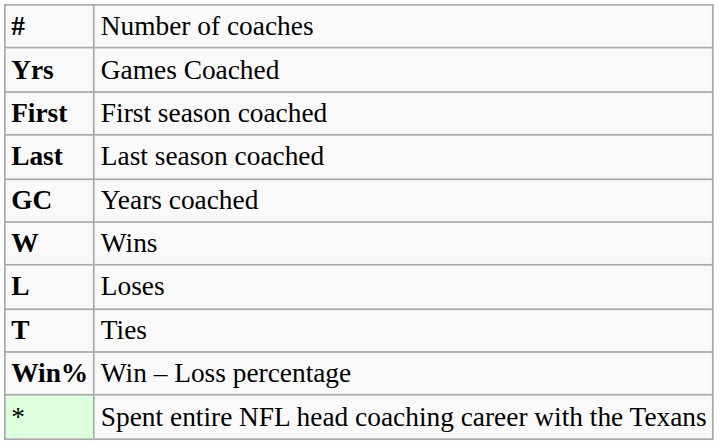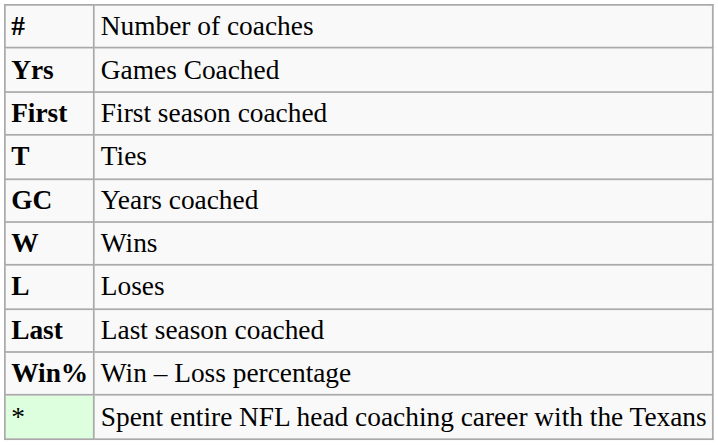rows swapped: (37, 156) <-> (20, 329)
